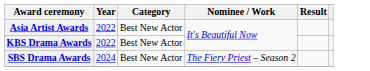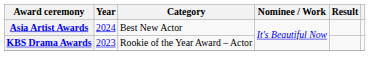(106, 27) 2022 -> (106, 27) 2024
(106, 43) 2022 -> (106, 43) 2023
(151, 43) Best New Actor -> (186, 43) Rookie of the Year Award – Actor
- row: (49, 58)
